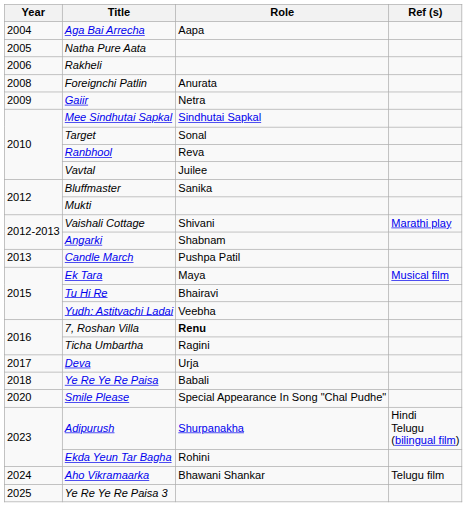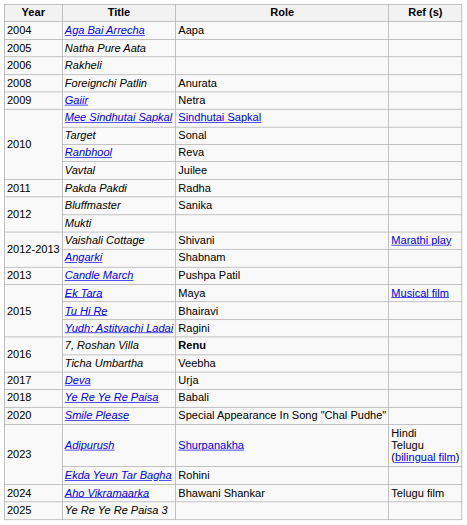+ row: (96, 188)
(197, 310) Veebha -> (194, 328) Ragini
(194, 345) Ragini -> (197, 363) Veebha
